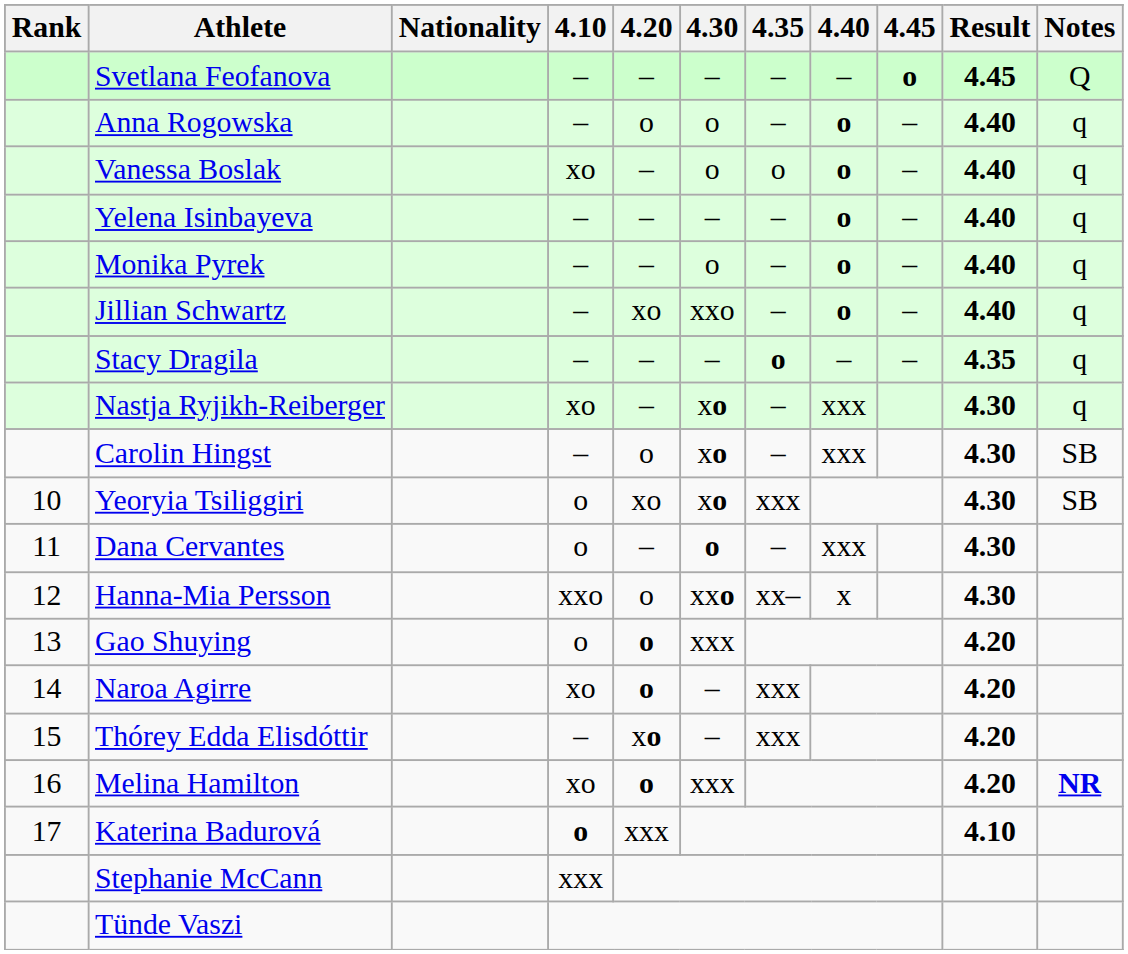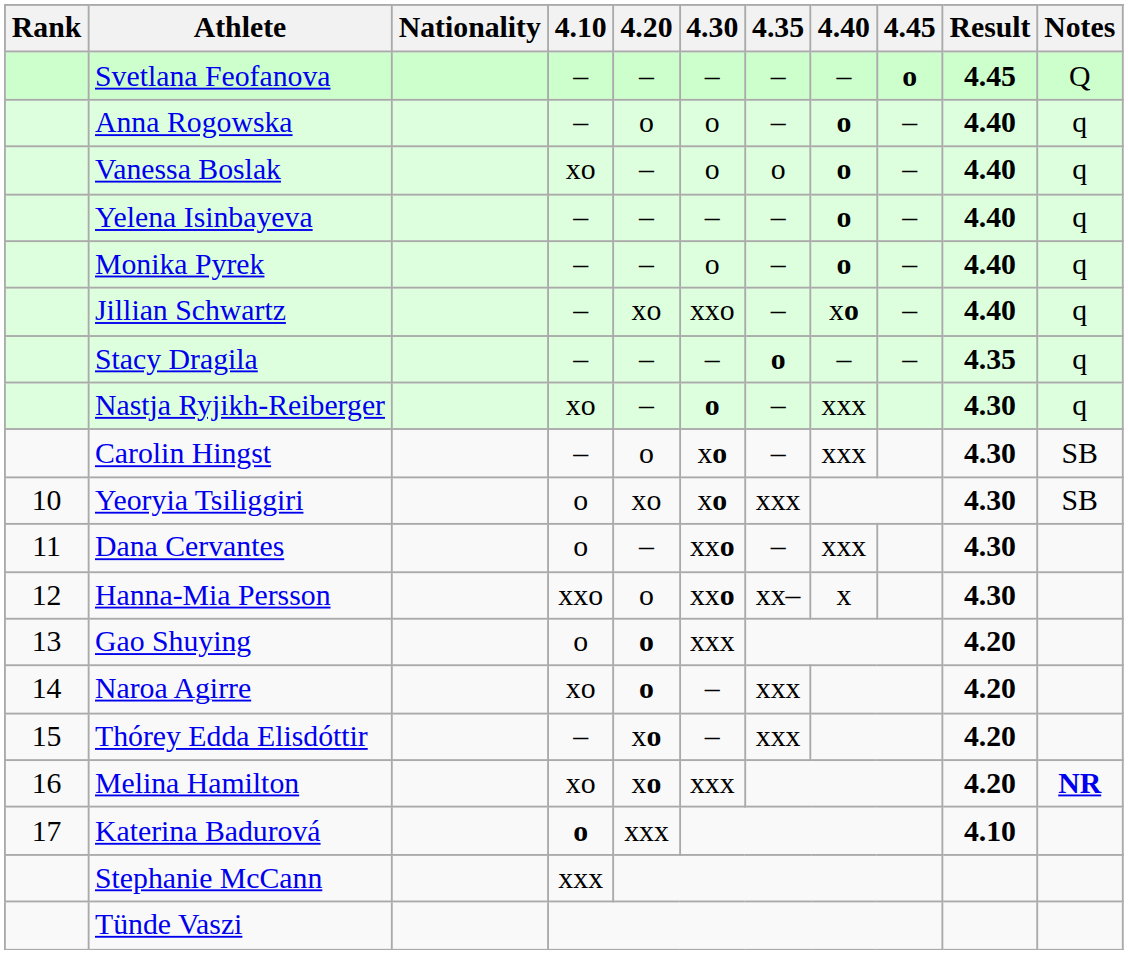(844, 311) o -> (844, 311) xo
(712, 405) xo -> (712, 405) o
(712, 547) o -> (712, 547) xxo
(646, 783) o -> (646, 783) xo
